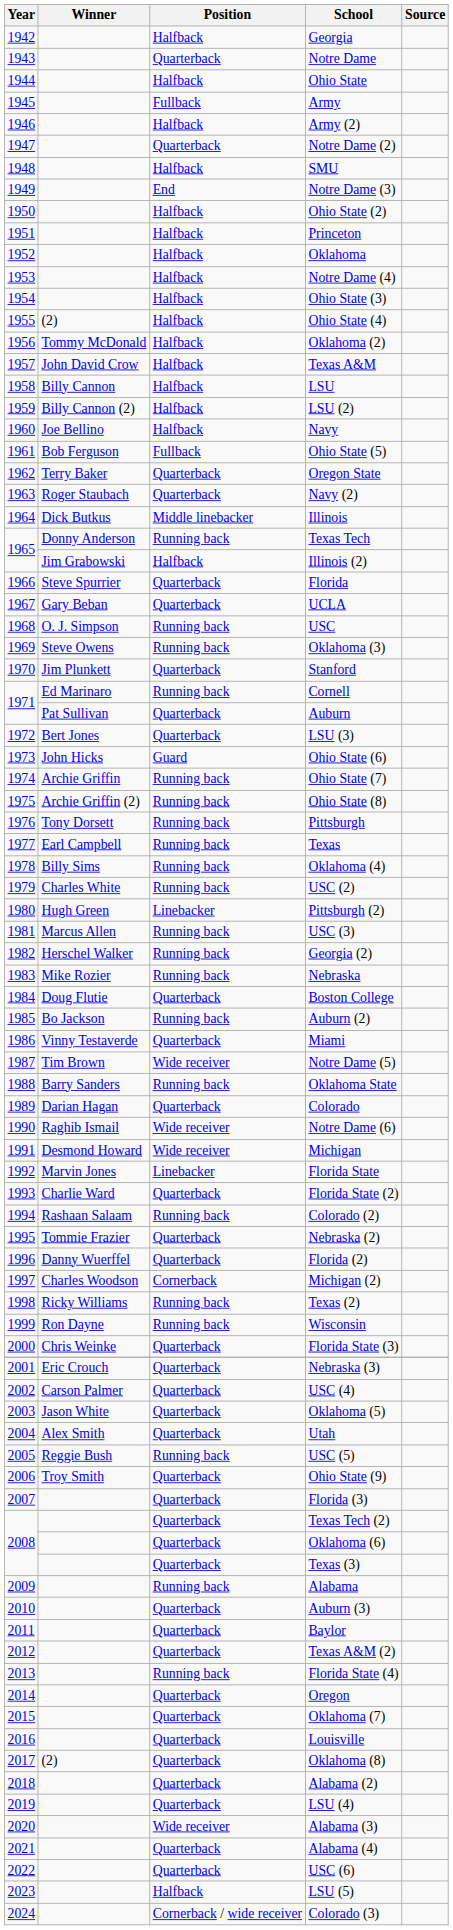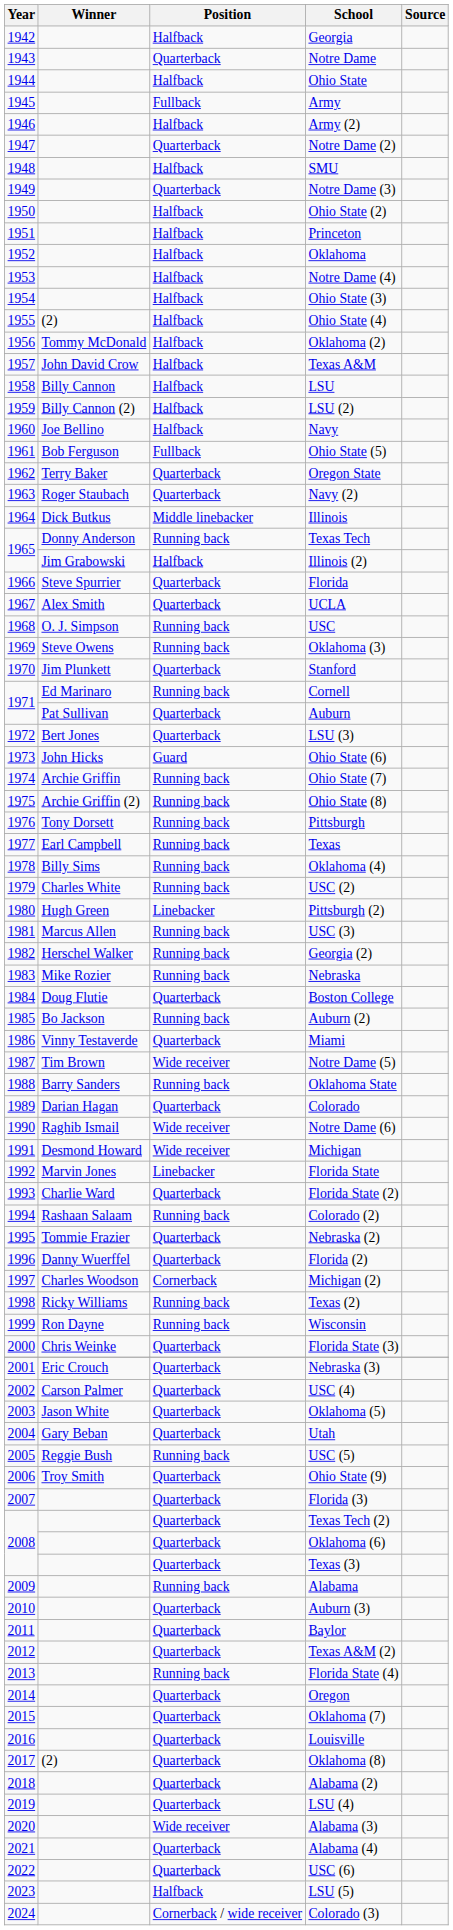(164, 189) End -> (187, 189) Quarterback
(75, 604) Gary Beban -> (73, 604) Alex Smith
(73, 1433) Alex Smith -> (75, 1433) Gary Beban
